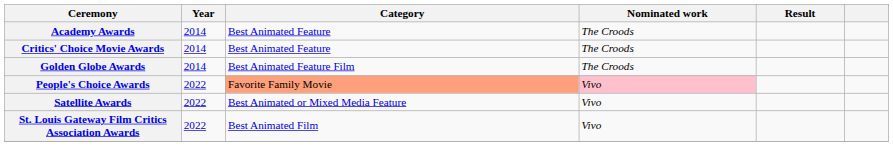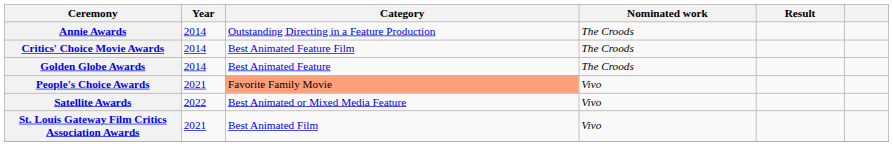- row: (93, 31)
+ row: (93, 31)
(279, 48) Best Animated Feature -> (291, 48) Best Animated Feature Film
(291, 66) Best Animated Feature Film -> (279, 66) Best Animated Feature
(195, 84) 2022 -> (195, 84) 2021
(591, 84) pink background -> (591, 84) no background
(195, 126) 2022 -> (195, 126) 2021
